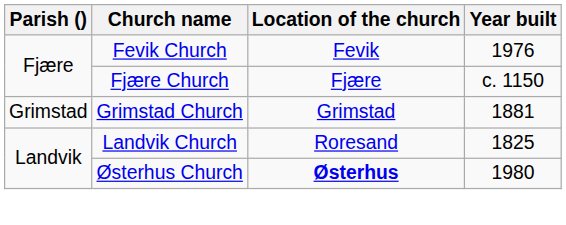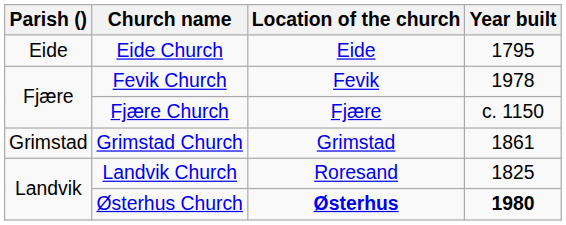+ row: (170, 50)
(513, 50) 1976 -> (513, 81) 1978
(513, 111) 1881 -> (513, 142) 1861
(513, 173) normal -> (513, 204) bold
